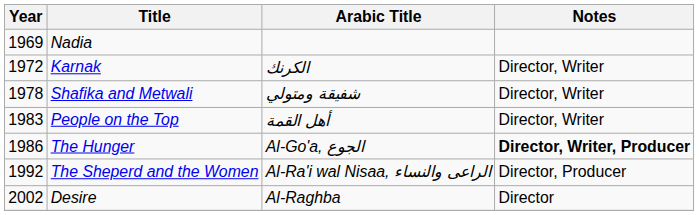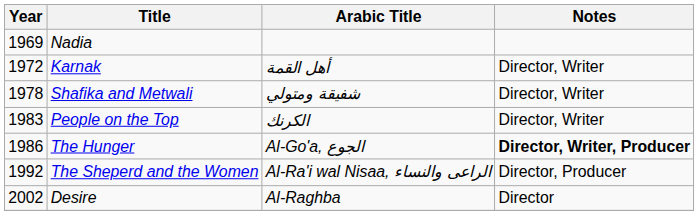(288, 68) الكرنك -> (297, 68) أهل القمة
(297, 120) أهل القمة -> (288, 120) الكرنك
